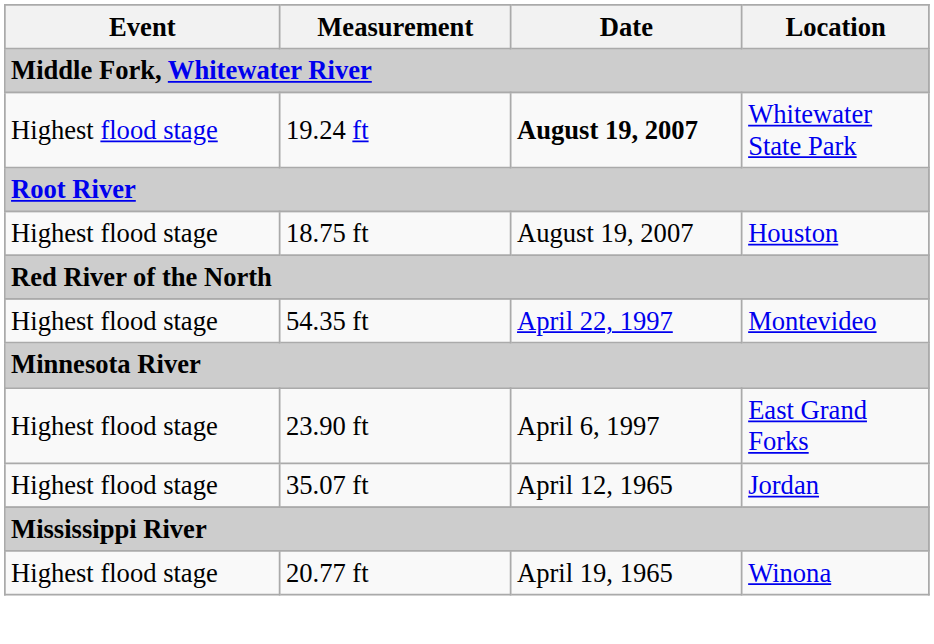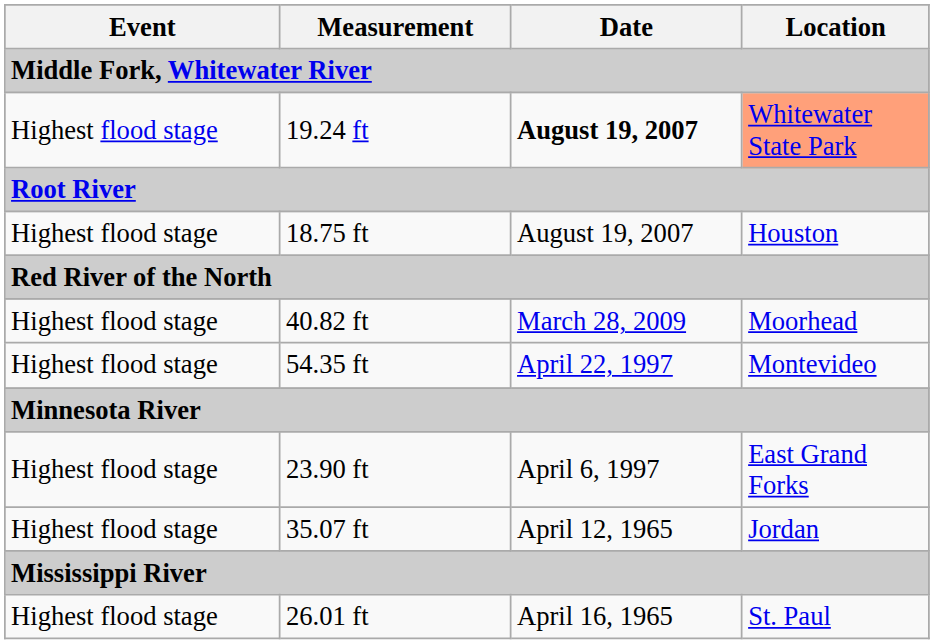(810, 130) no background -> (810, 130) lightsalmon background
+ row: (327, 321)
+ row: (327, 615)
- row: (327, 572)
